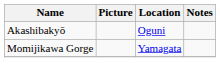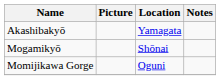(152, 30) Oguni -> (160, 30) Yamagata
+ row: (34, 48)
(160, 48) Yamagata -> (152, 65) Oguni
